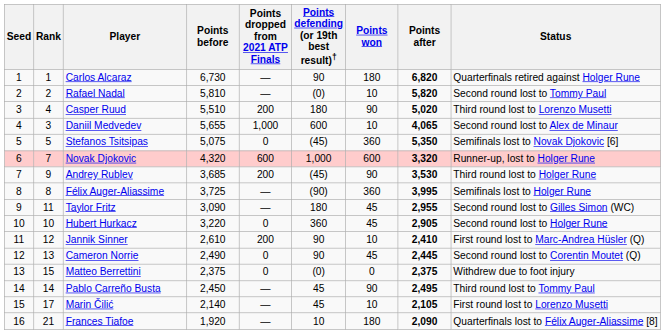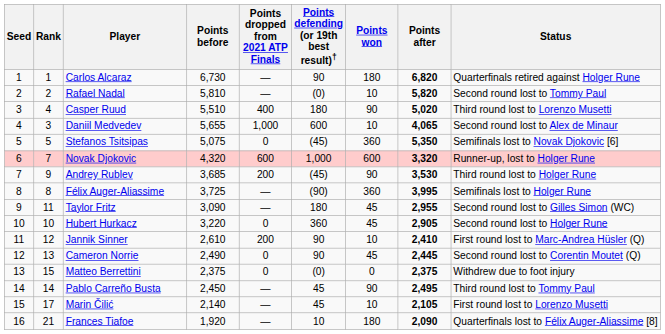(265, 110) 200 -> (265, 110) 400
